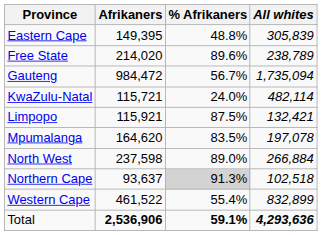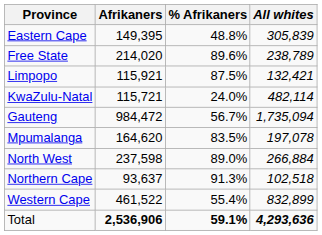rows swapped: (32, 76) <-> (32, 117)
(229, 179) lightgrey background -> (229, 179) no background
